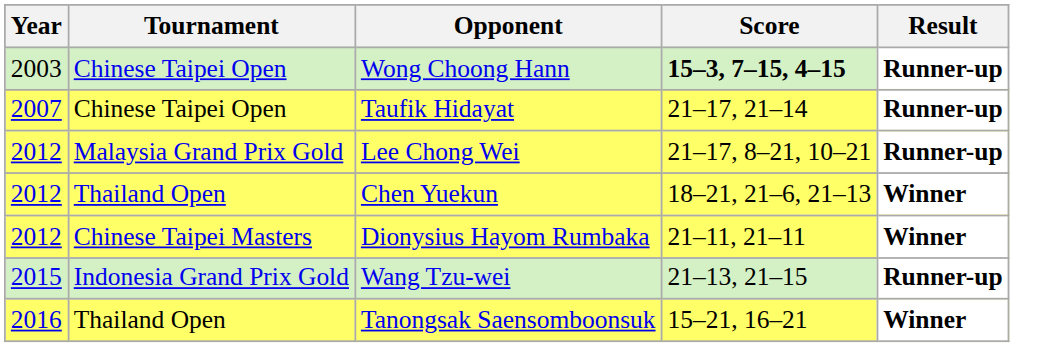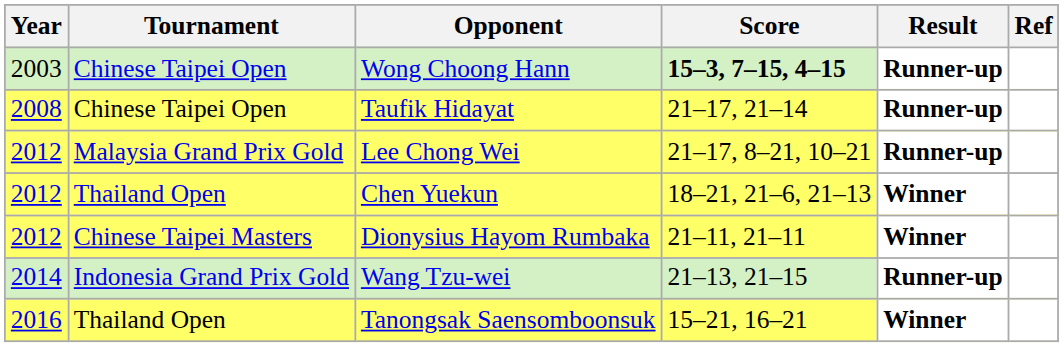+ column: (1034, 25)
(36, 109) 2007 -> (36, 109) 2008
(36, 278) 2015 -> (36, 278) 2014
